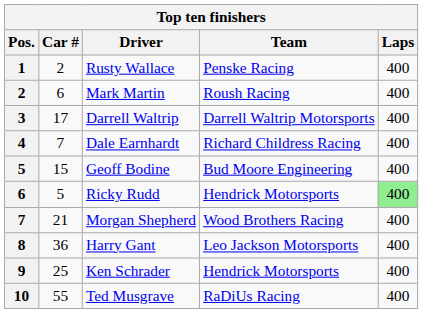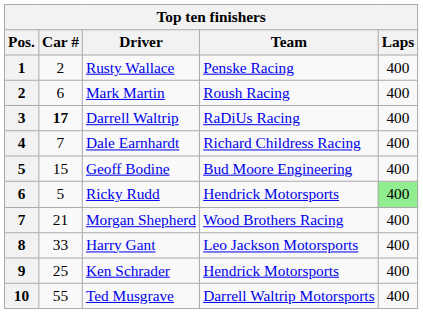(60, 118) normal -> (60, 118) bold
(289, 118) Darrell Waltrip Motorsports -> (252, 118) RaDiUs Racing
(60, 245) 36 -> (60, 245) 33
(252, 295) RaDiUs Racing -> (289, 295) Darrell Waltrip Motorsports
